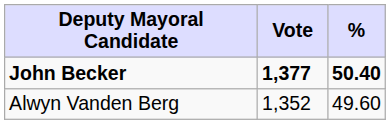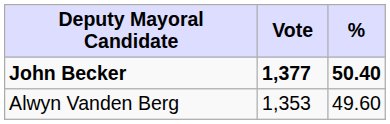(287, 103) 1,352 -> (287, 103) 1,353
